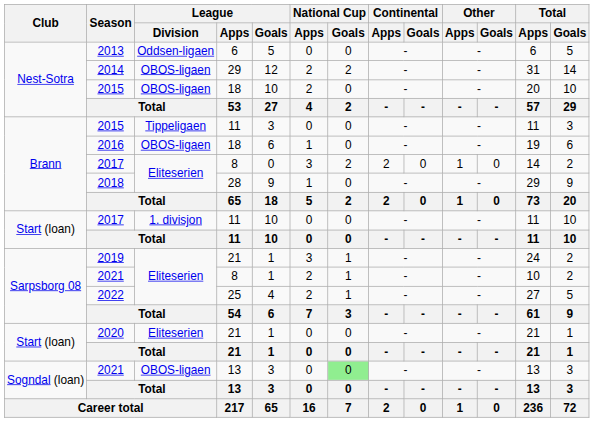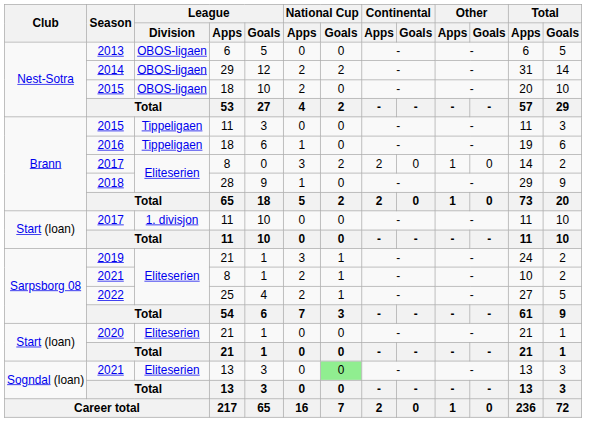(176, 51) Oddsen-ligaen -> (172, 51) OBOS-ligaen
(176, 145) OBOS-ligaen -> (172, 145) Tippeligaen
(176, 370) OBOS-ligaen -> (172, 370) Eliteserien
